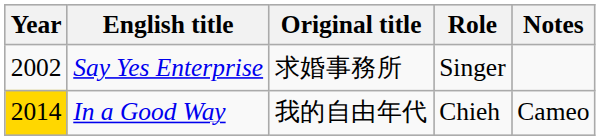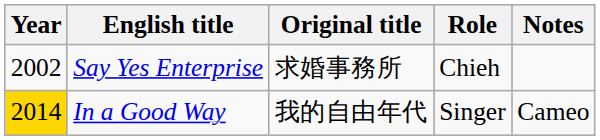(472, 67) Singer -> (470, 67) Chieh
(470, 112) Chieh -> (472, 112) Singer
